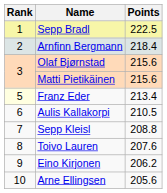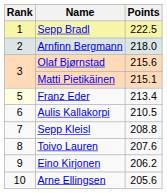(144, 46) 218.4 -> (144, 46) 218.0
(144, 79) 215.6 -> (144, 79) 215.1
